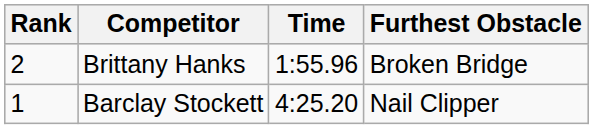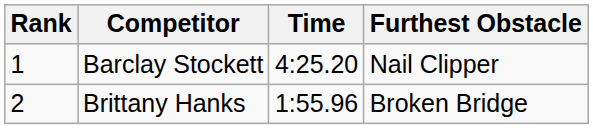rows swapped: (173, 103) <-> (164, 63)
